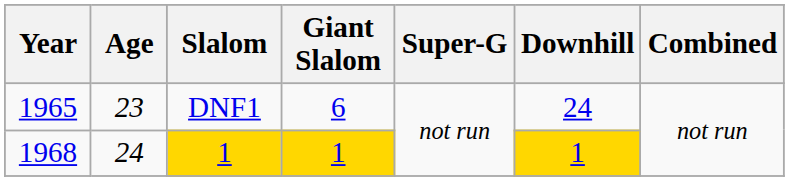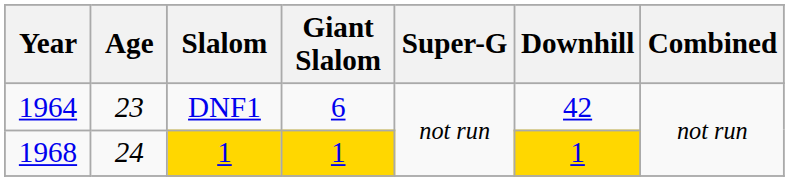(48, 106) 1965 -> (48, 106) 1964
(578, 106) 24 -> (578, 106) 42
